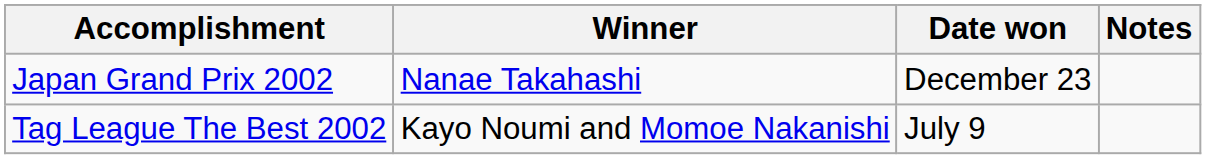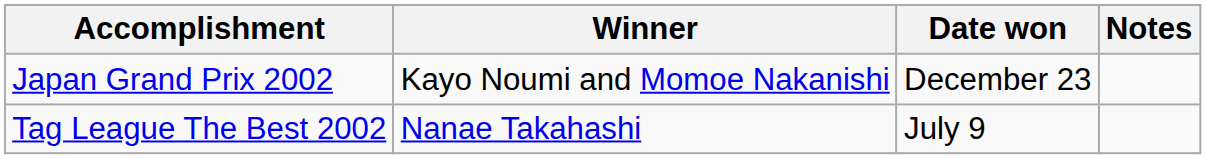(521, 78) Nanae Takahashi -> (645, 78) Kayo Noumi and Momoe Nakanishi
(645, 128) Kayo Noumi and Momoe Nakanishi -> (521, 128) Nanae Takahashi
